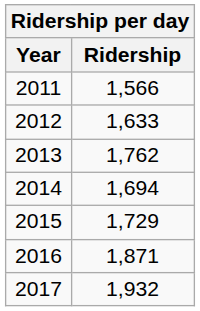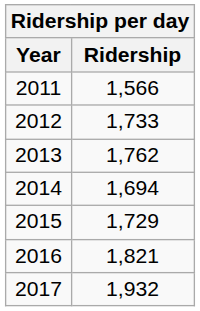(132, 121) 1,633 -> (132, 121) 1,733
(132, 255) 1,871 -> (132, 255) 1,821
